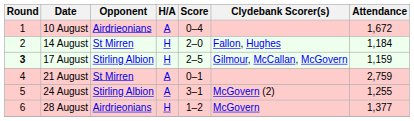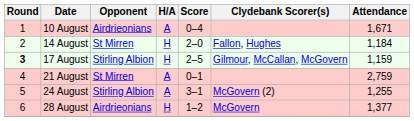(380, 28) 1,672 -> (380, 28) 1,671
